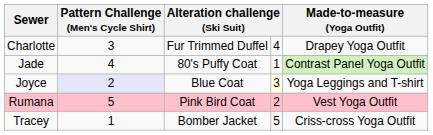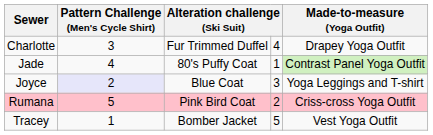(277, 83) lightyellow background -> (277, 83) no background
(355, 102) Vest Yoga Outfit -> (355, 102) Criss-cross Yoga Outfit
(355, 121) Criss-cross Yoga Outfit -> (355, 121) Vest Yoga Outfit
